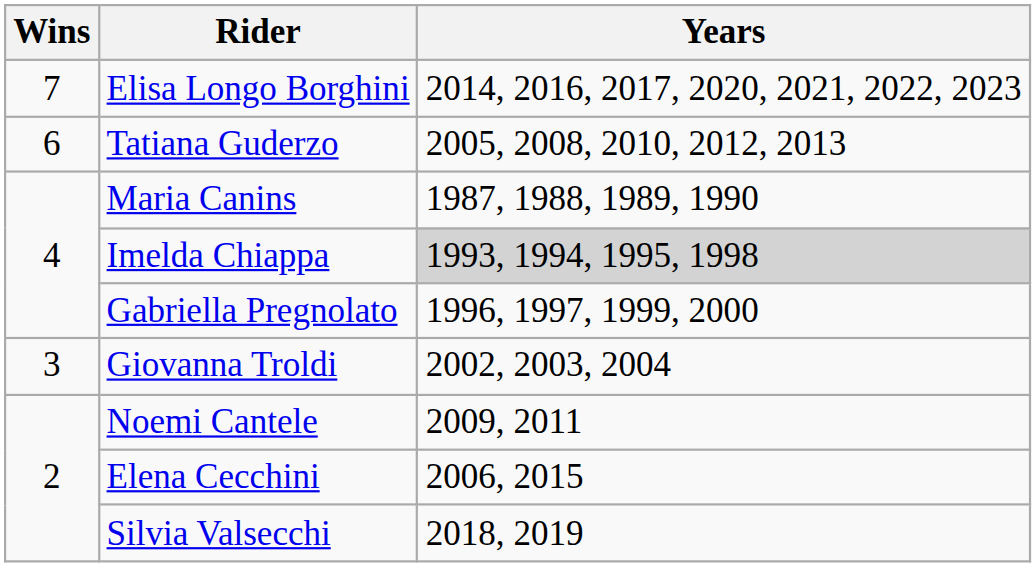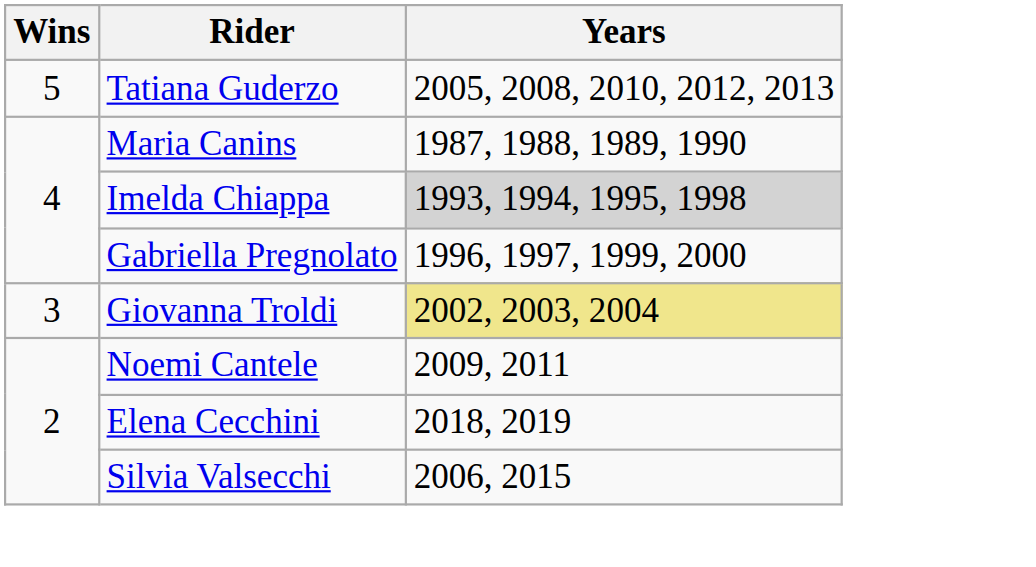- row: (258, 87)
(52, 143) 6 -> (52, 87) 5
(548, 365) no background -> (536, 310) khaki background
(505, 476) 2006, 2015 -> (493, 421) 2018, 2019
(505, 532) 2018, 2019 -> (493, 476) 2006, 2015
